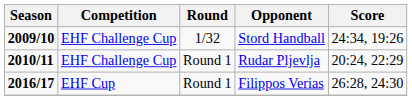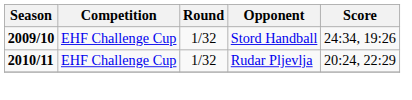(207, 60) Round 1 -> (204, 60) 1/32
- row: (281, 83)
